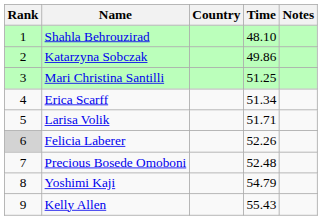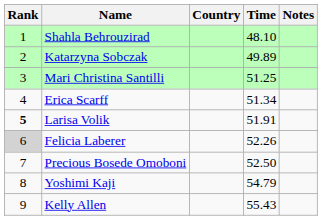(261, 57) 49.86 -> (261, 57) 49.89
(23, 120) normal -> (23, 120) bold
(261, 120) 51.71 -> (261, 120) 51.91
(261, 162) 52.48 -> (261, 162) 52.50
